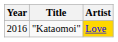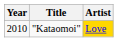(17, 28) 2016 -> (17, 28) 2010
